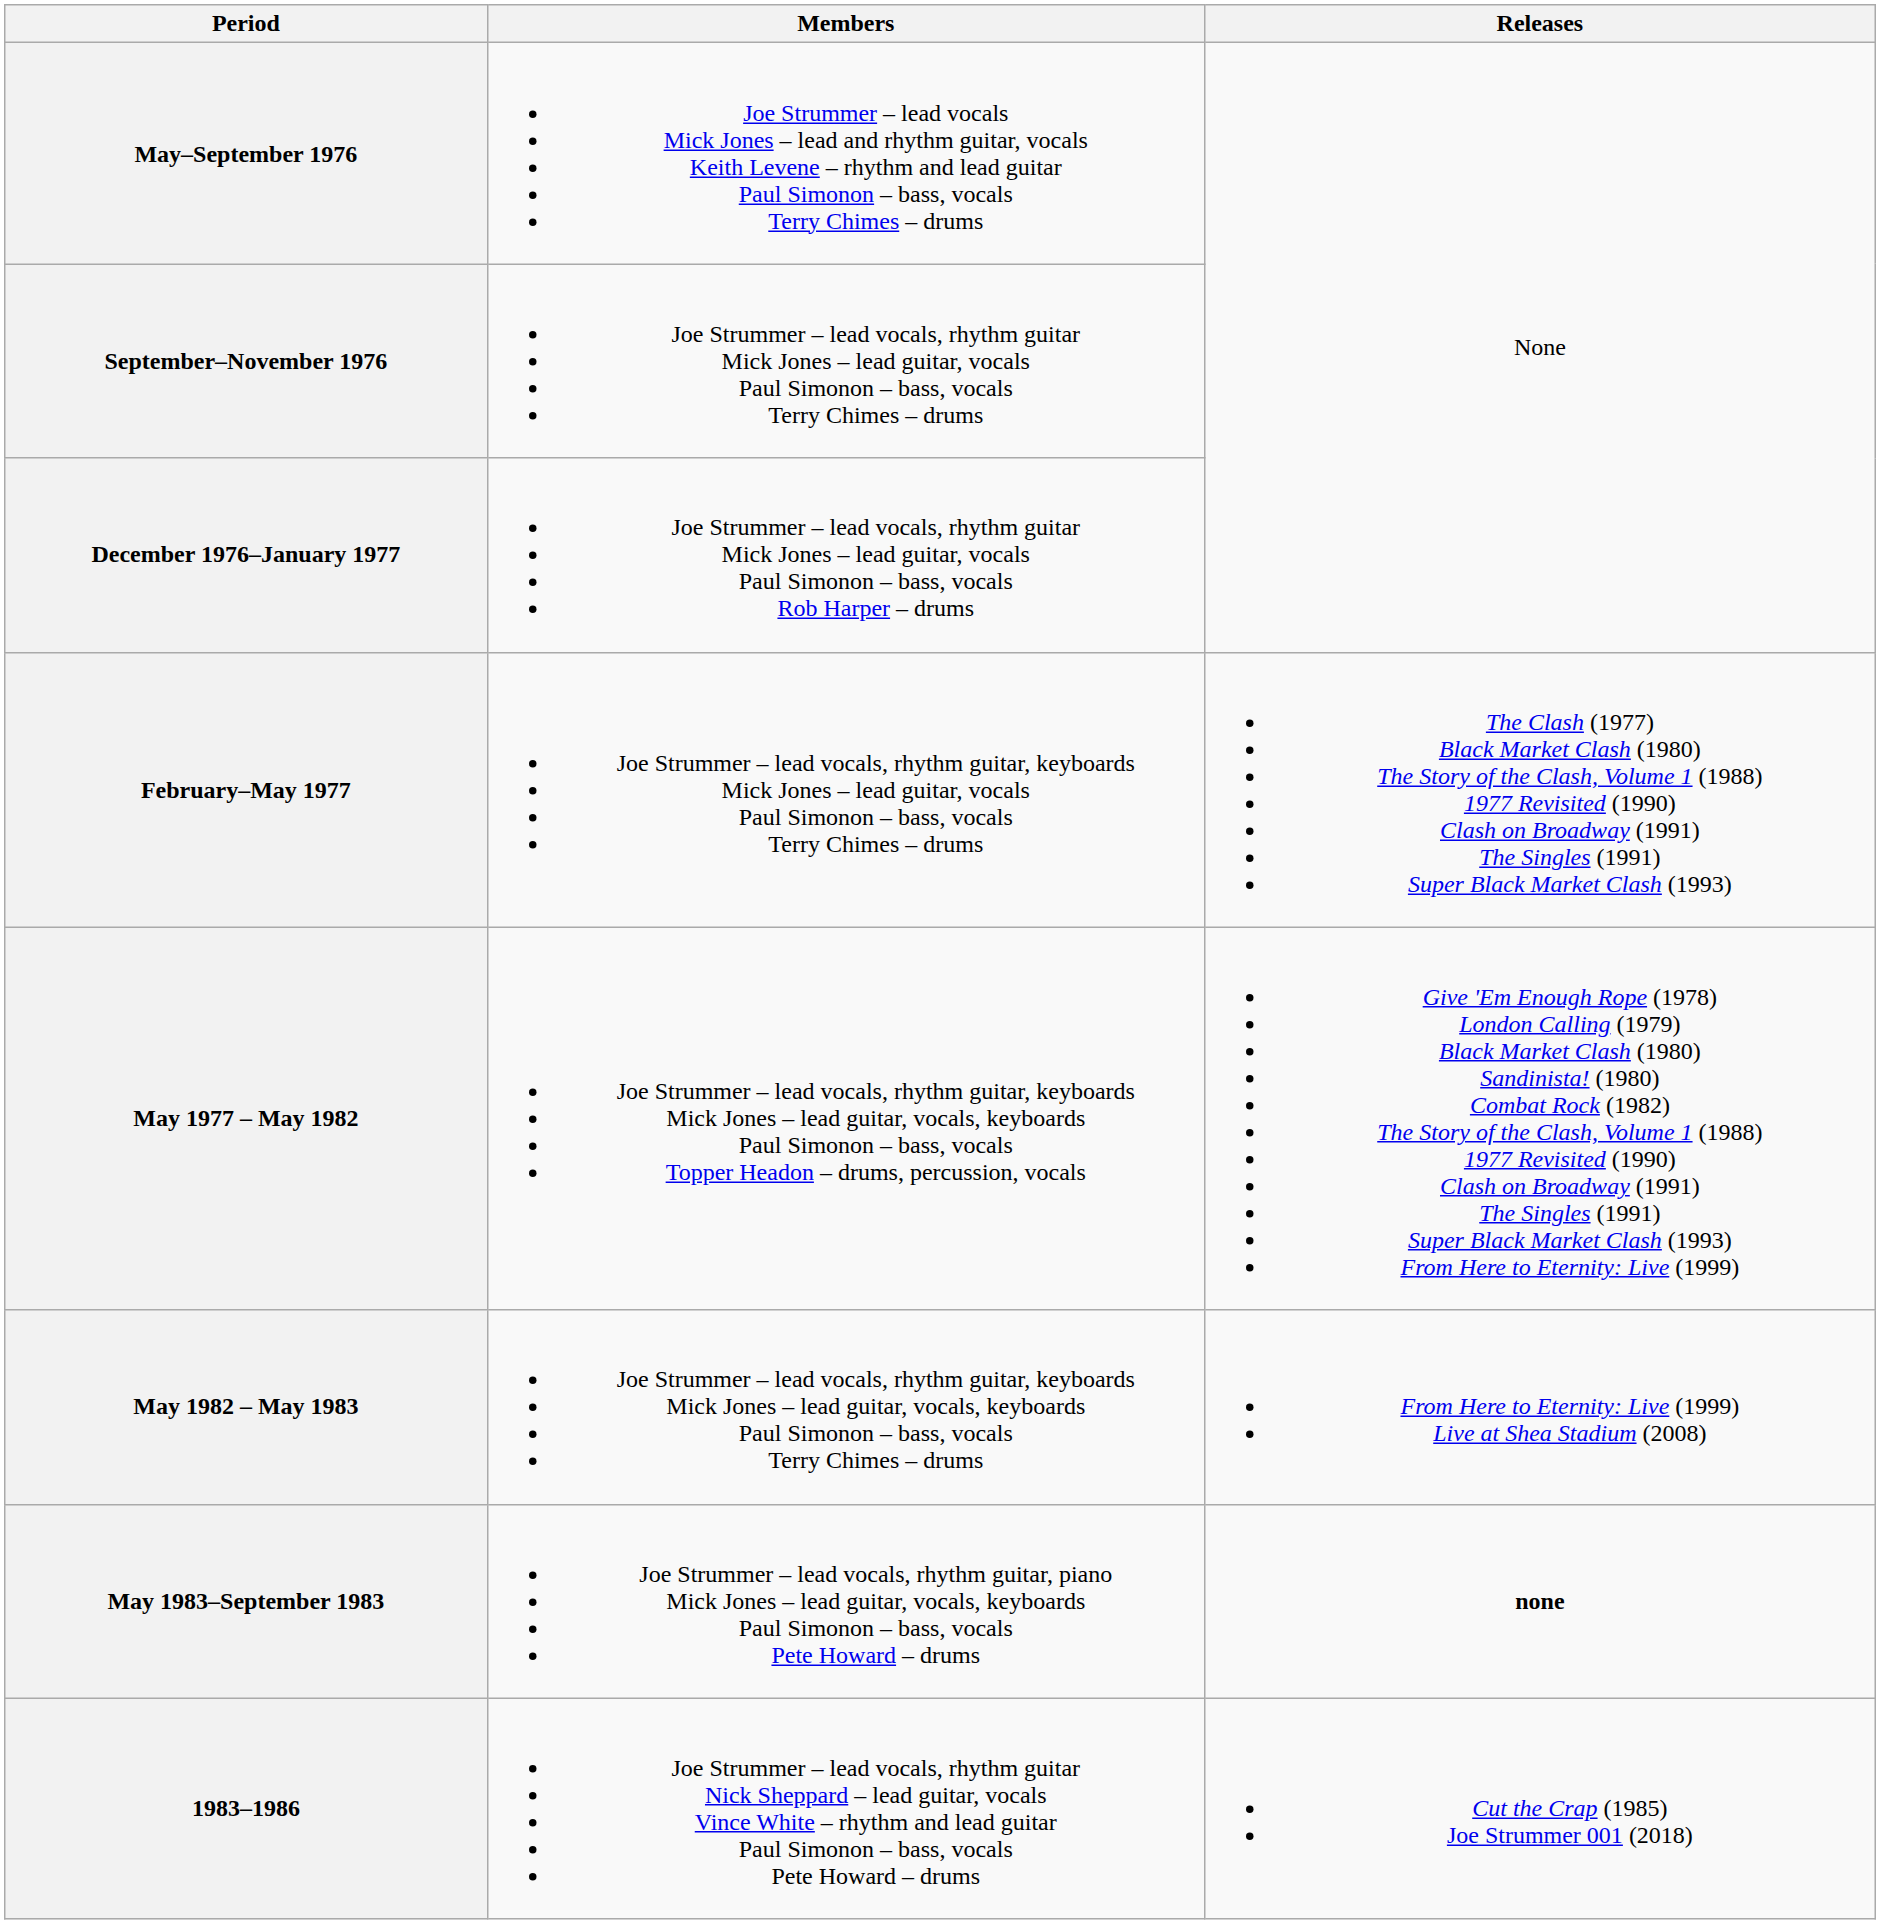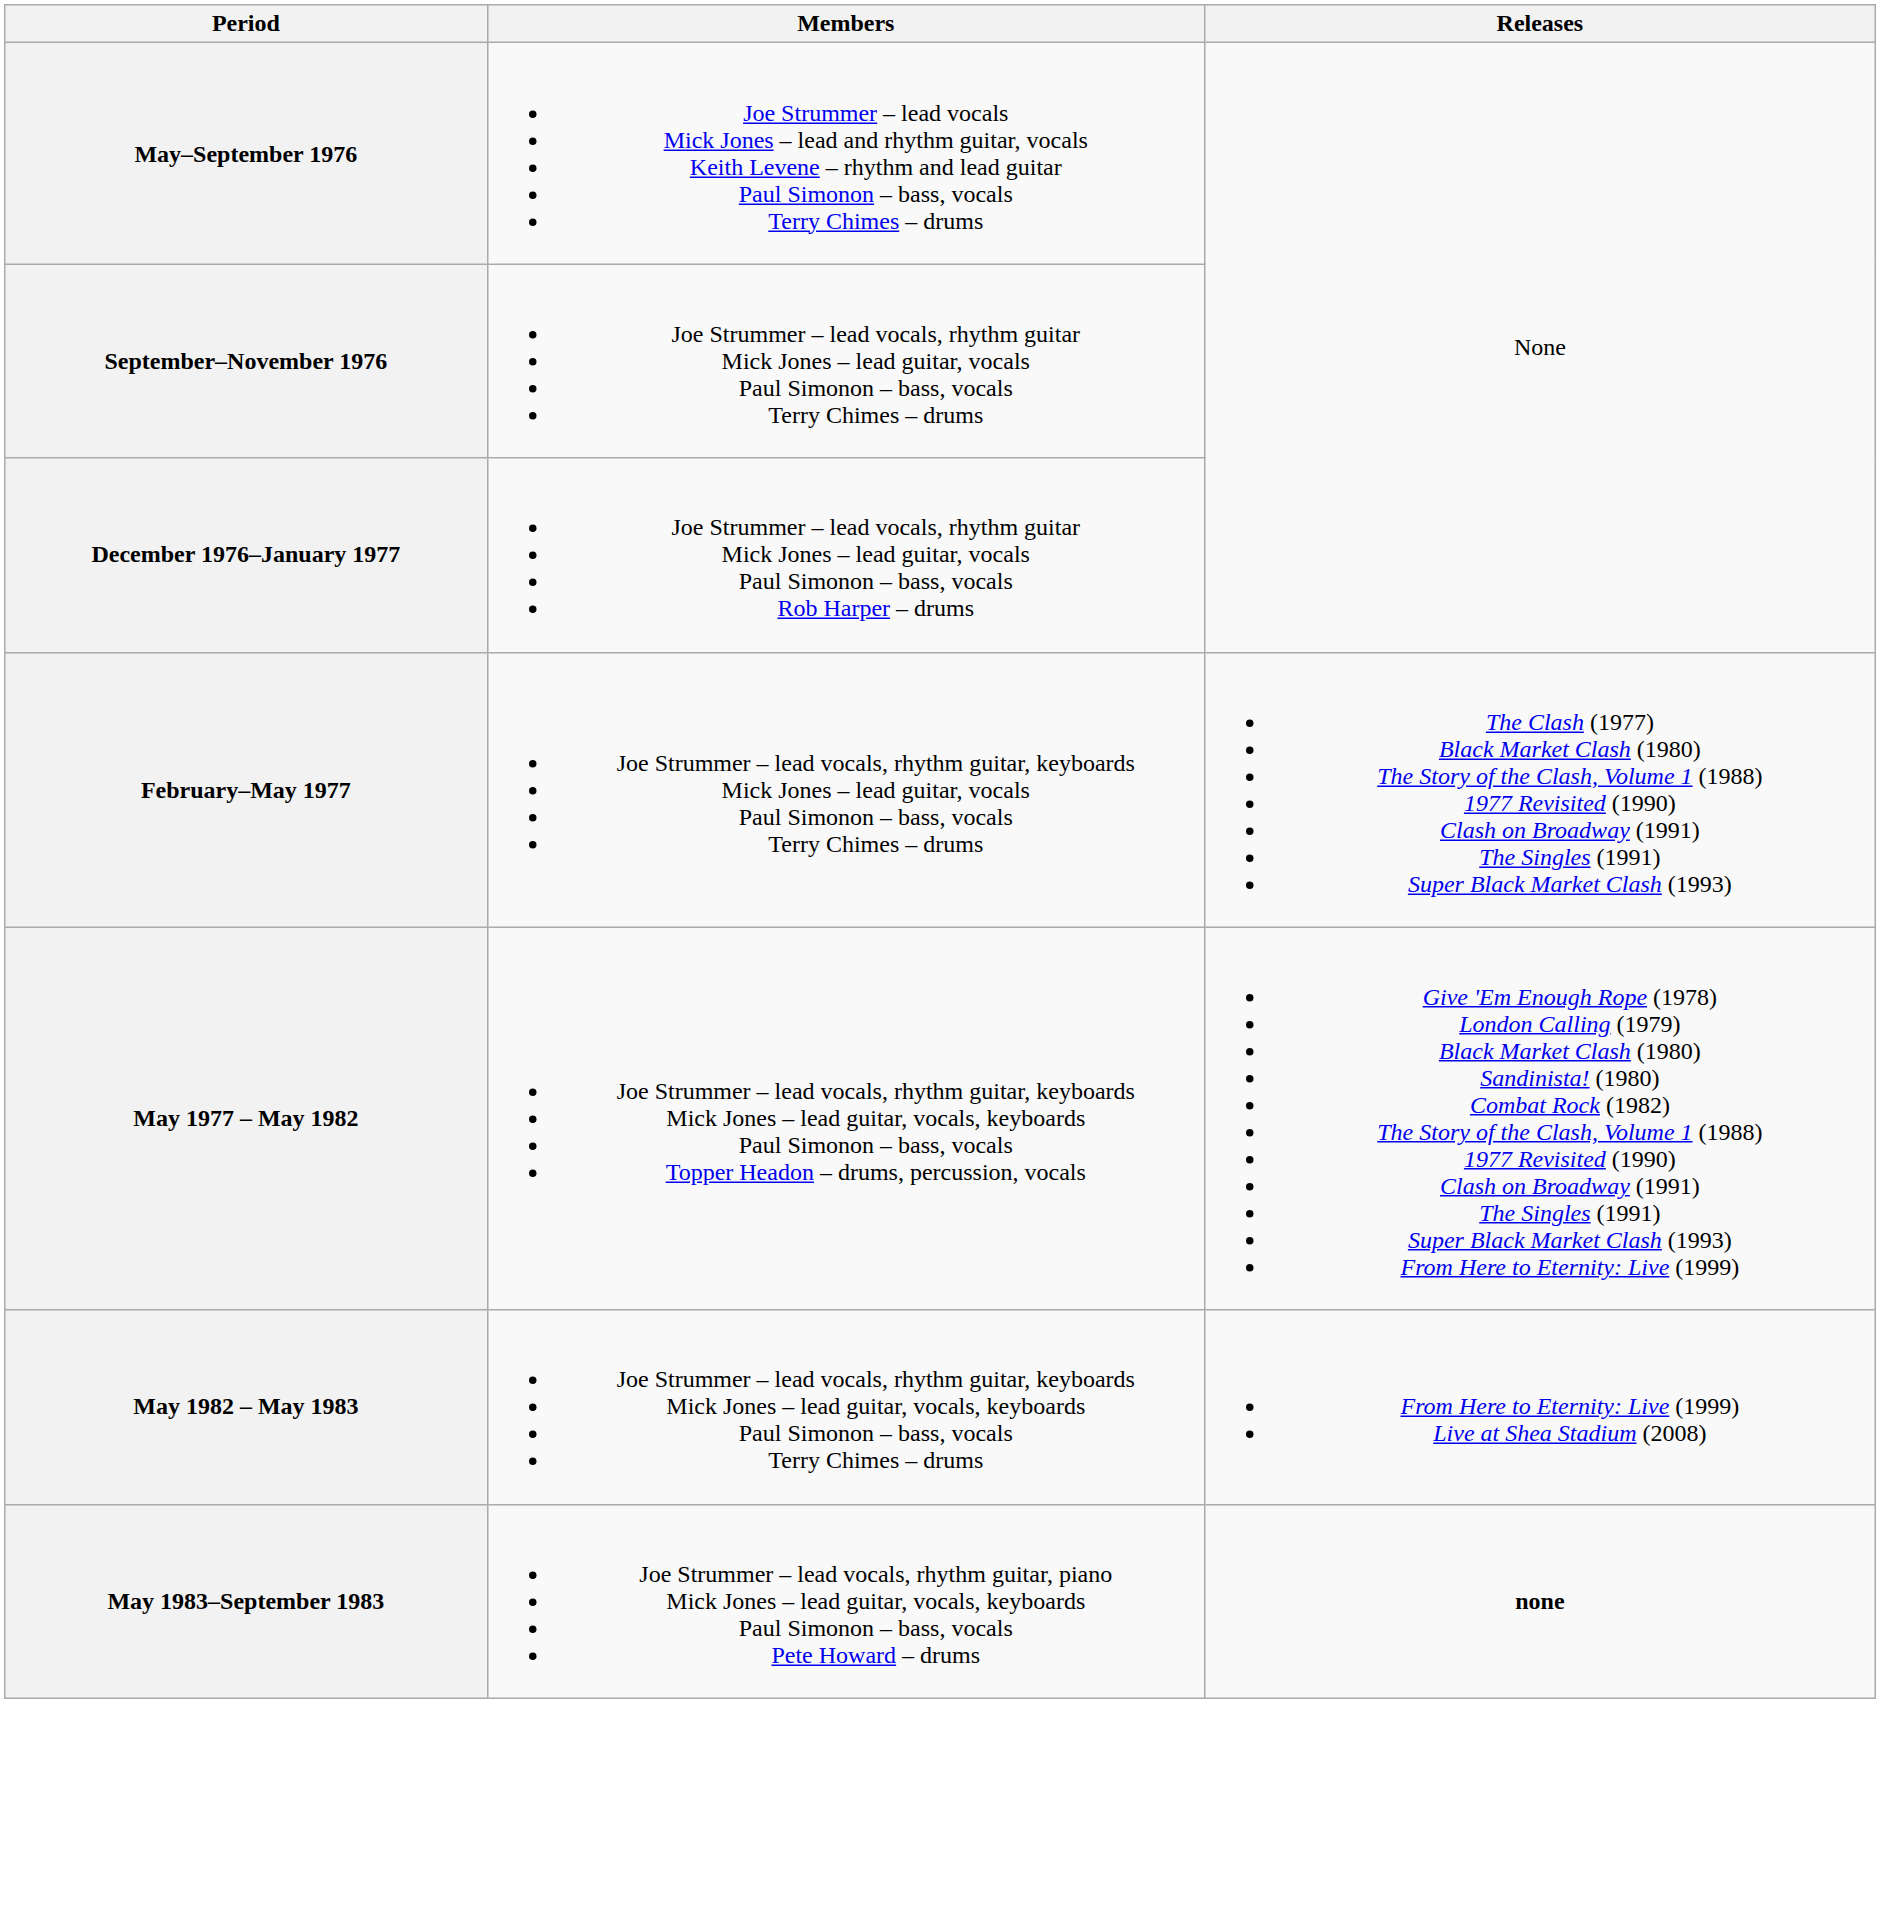- row: (246, 1808)
